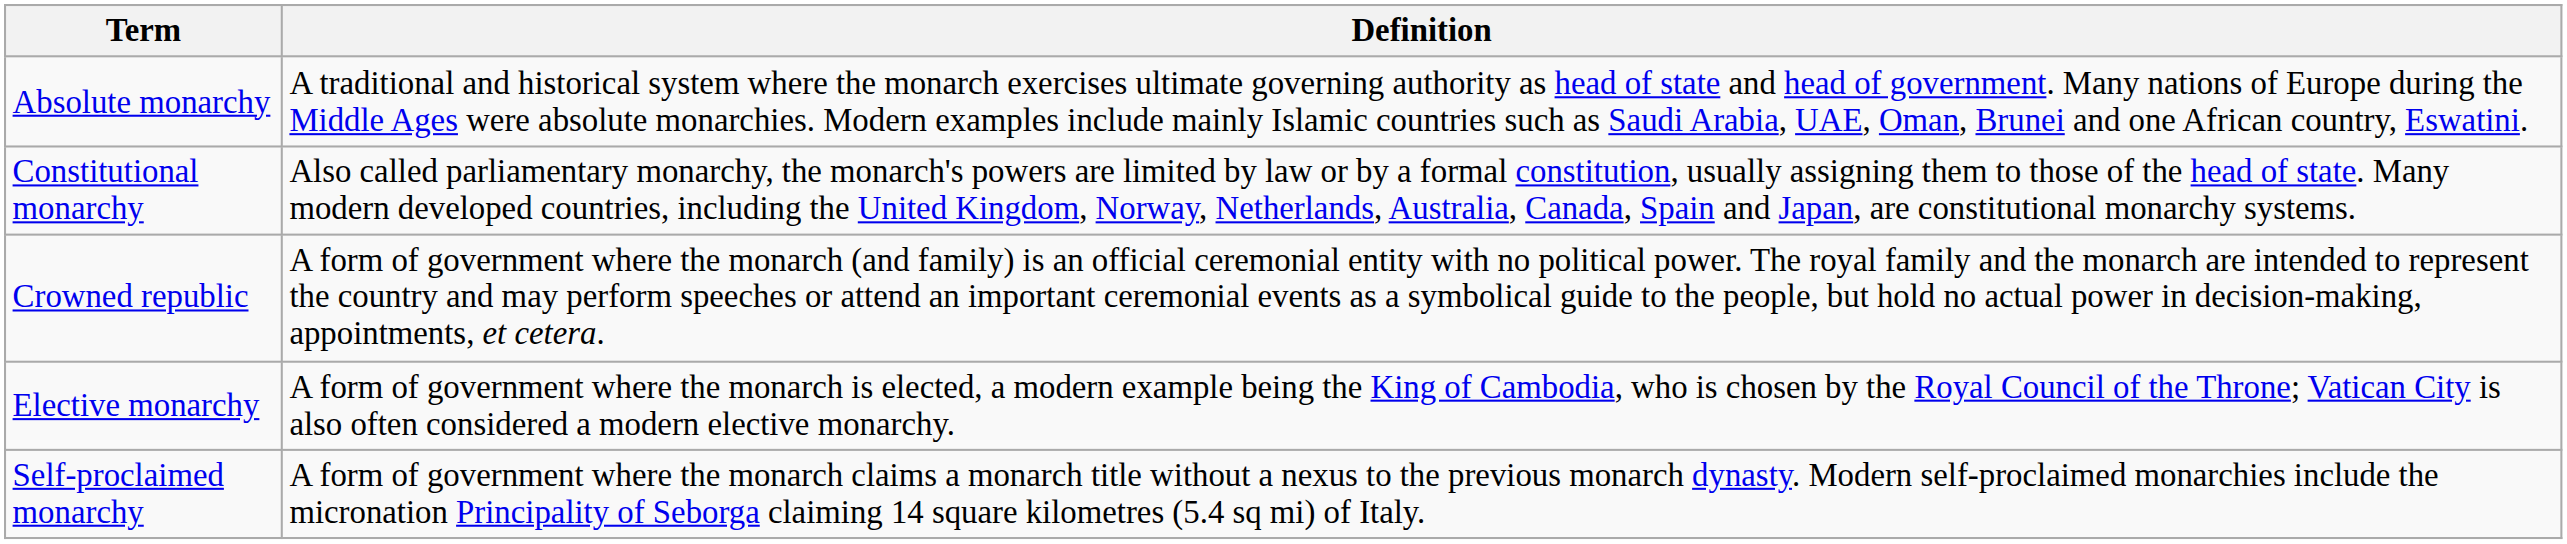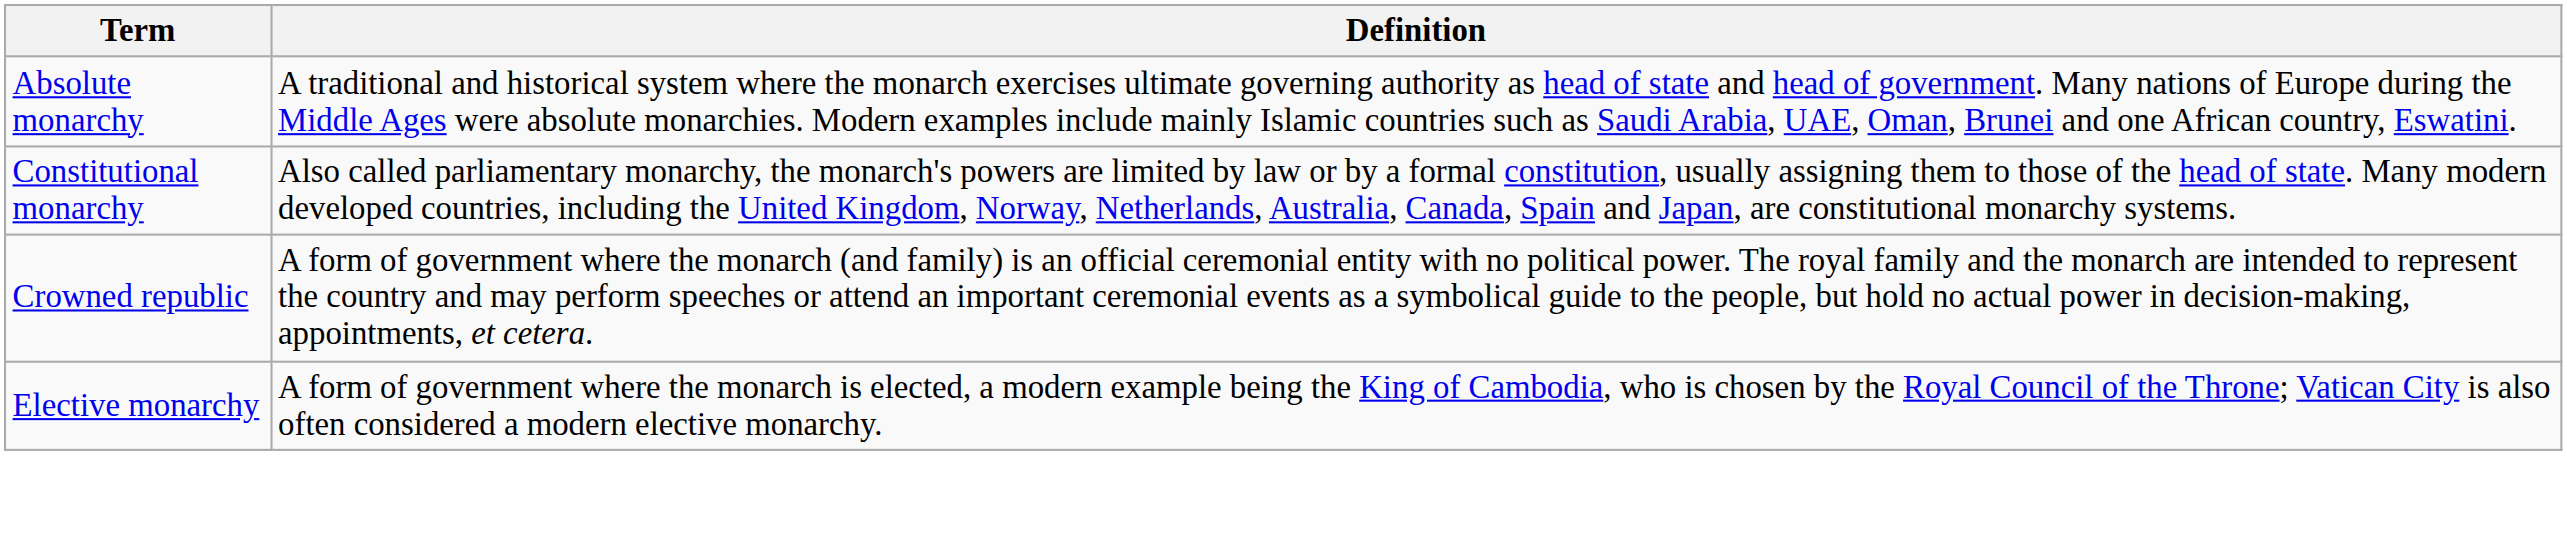- row: (118, 493)
